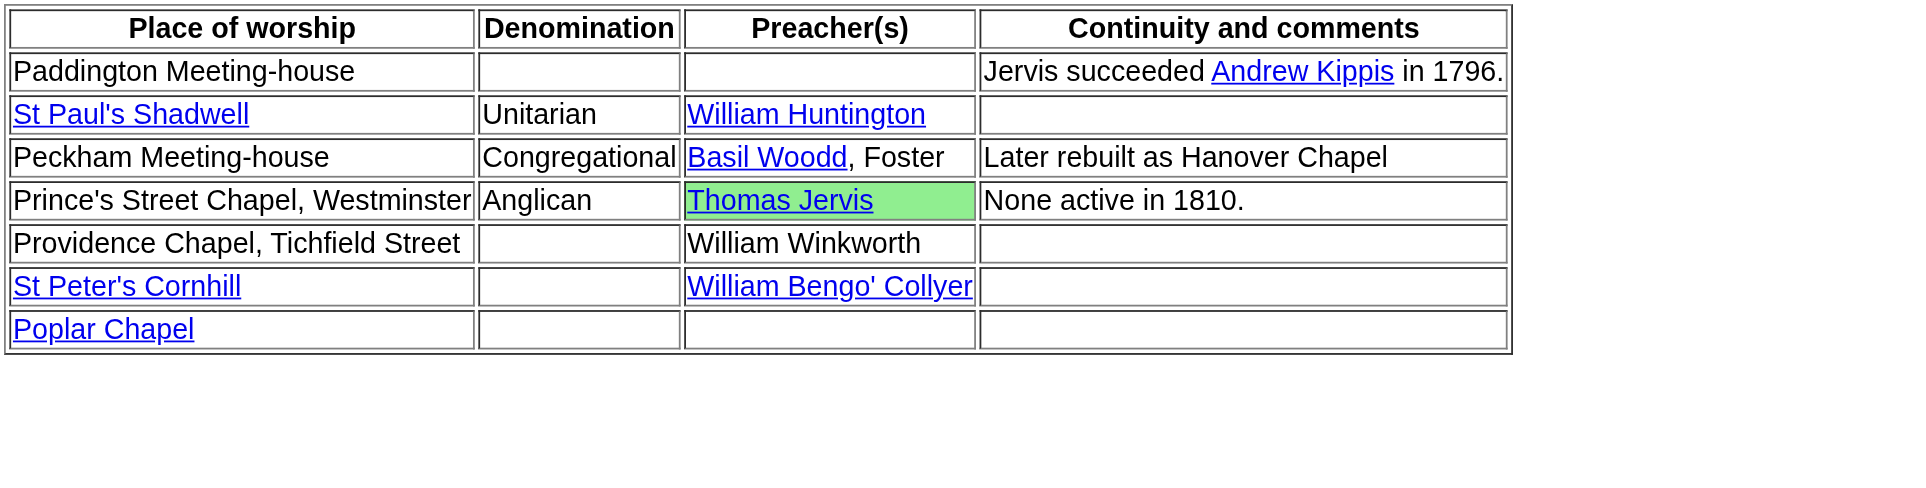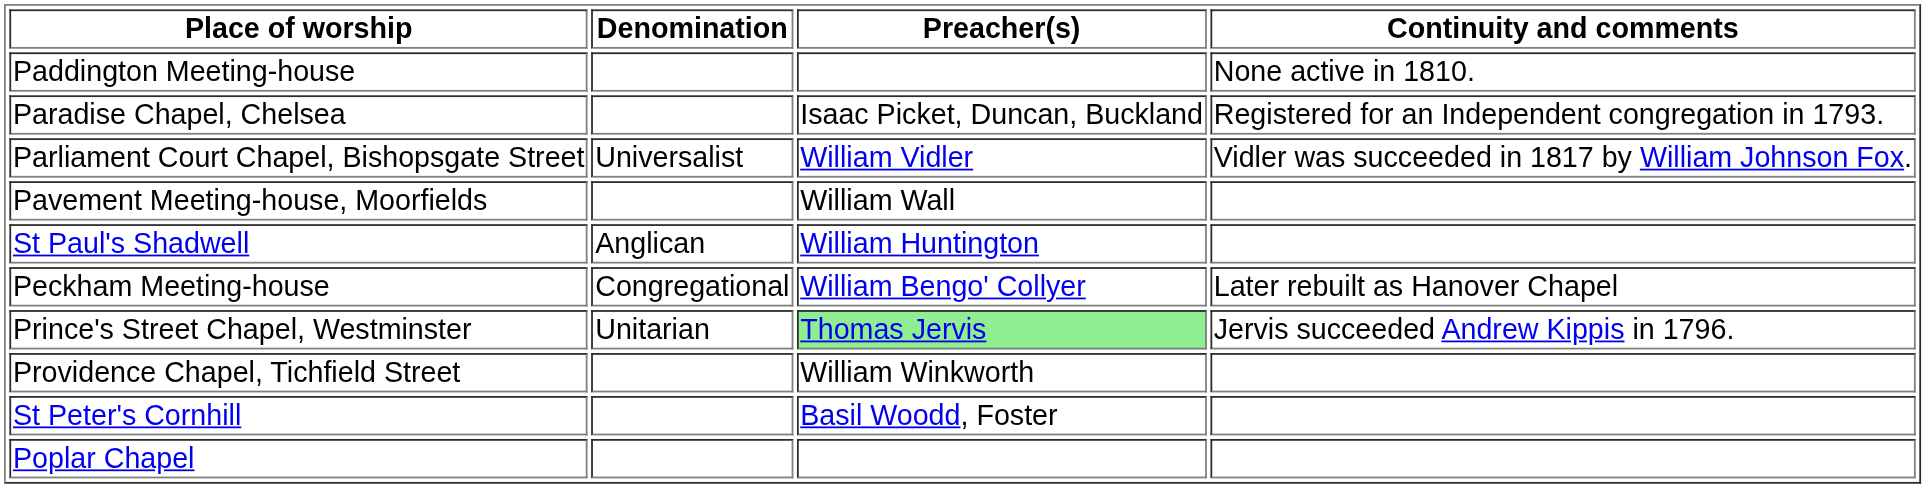(1244, 71) Jervis succeeded Andrew Kippis in 1796. -> (1344, 71) None active in 1810.
+ row: (179, 114)
+ row: (299, 157)
+ row: (250, 200)
(540, 114) Unitarian -> (650, 243) Anglican
(816, 157) Basil Woodd, Foster -> (943, 286) William Bengo' Collyer
(537, 200) Anglican -> (653, 329) Unitarian
(1114, 200) None active in 1810. -> (1474, 329) Jervis succeeded Andrew Kippis in 1796.
(830, 286) William Bengo' Collyer -> (929, 415) Basil Woodd, Foster
